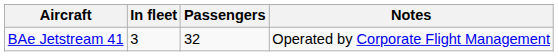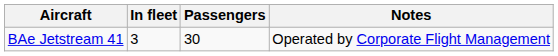(192, 39) 32 -> (192, 39) 30
